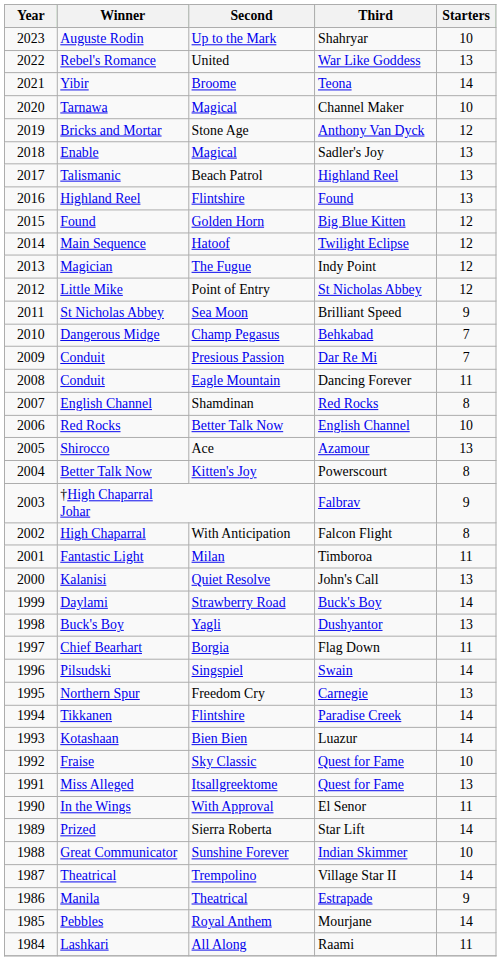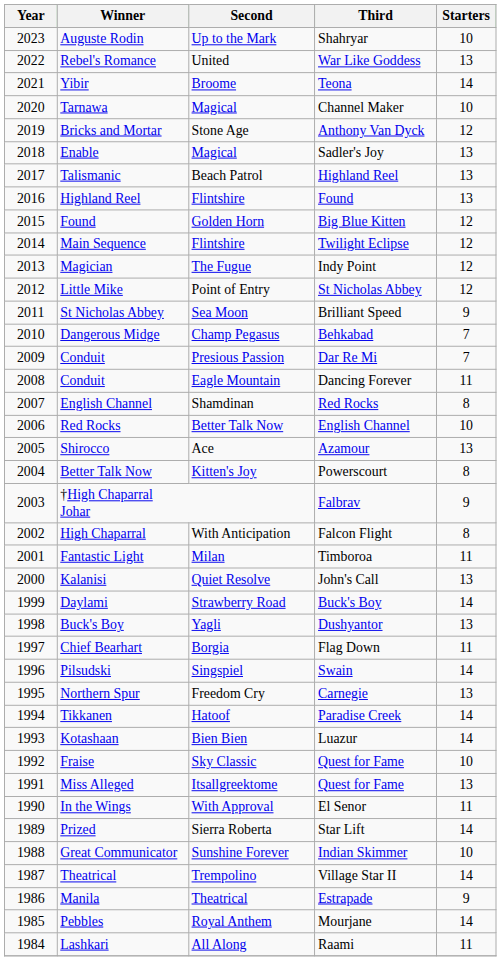(211, 244) Hatoof -> (218, 244) Flintshire
(218, 716) Flintshire -> (211, 716) Hatoof
